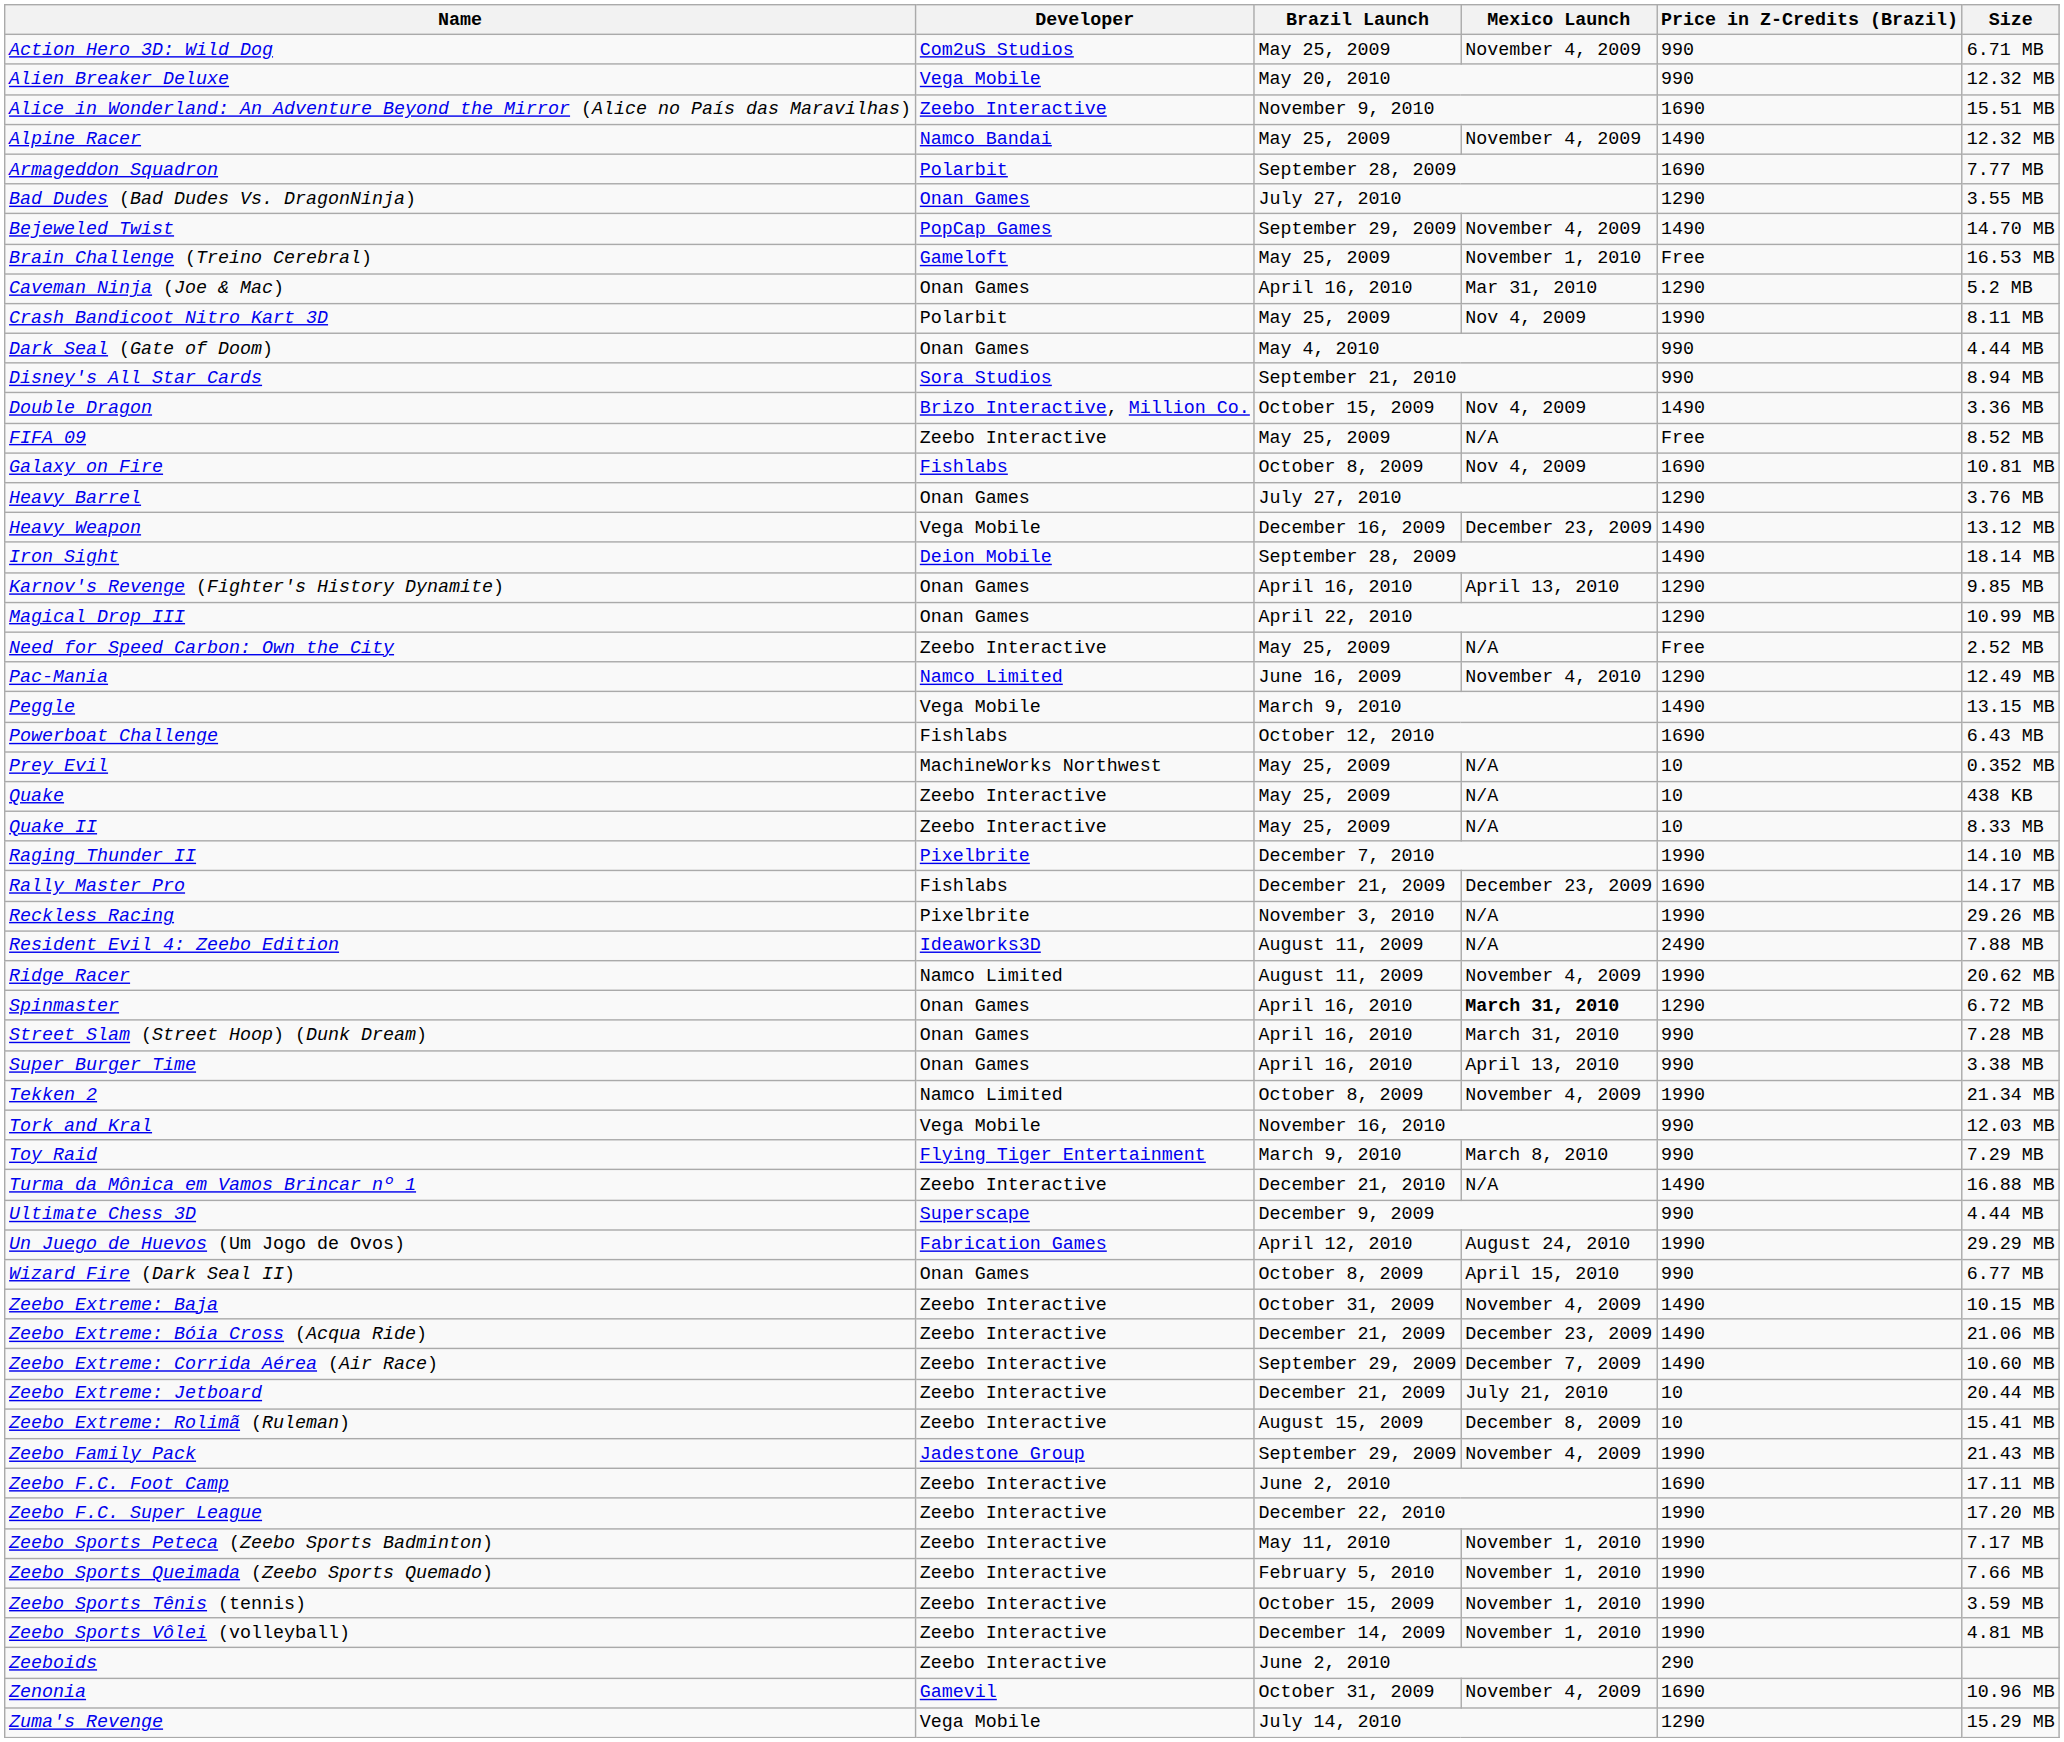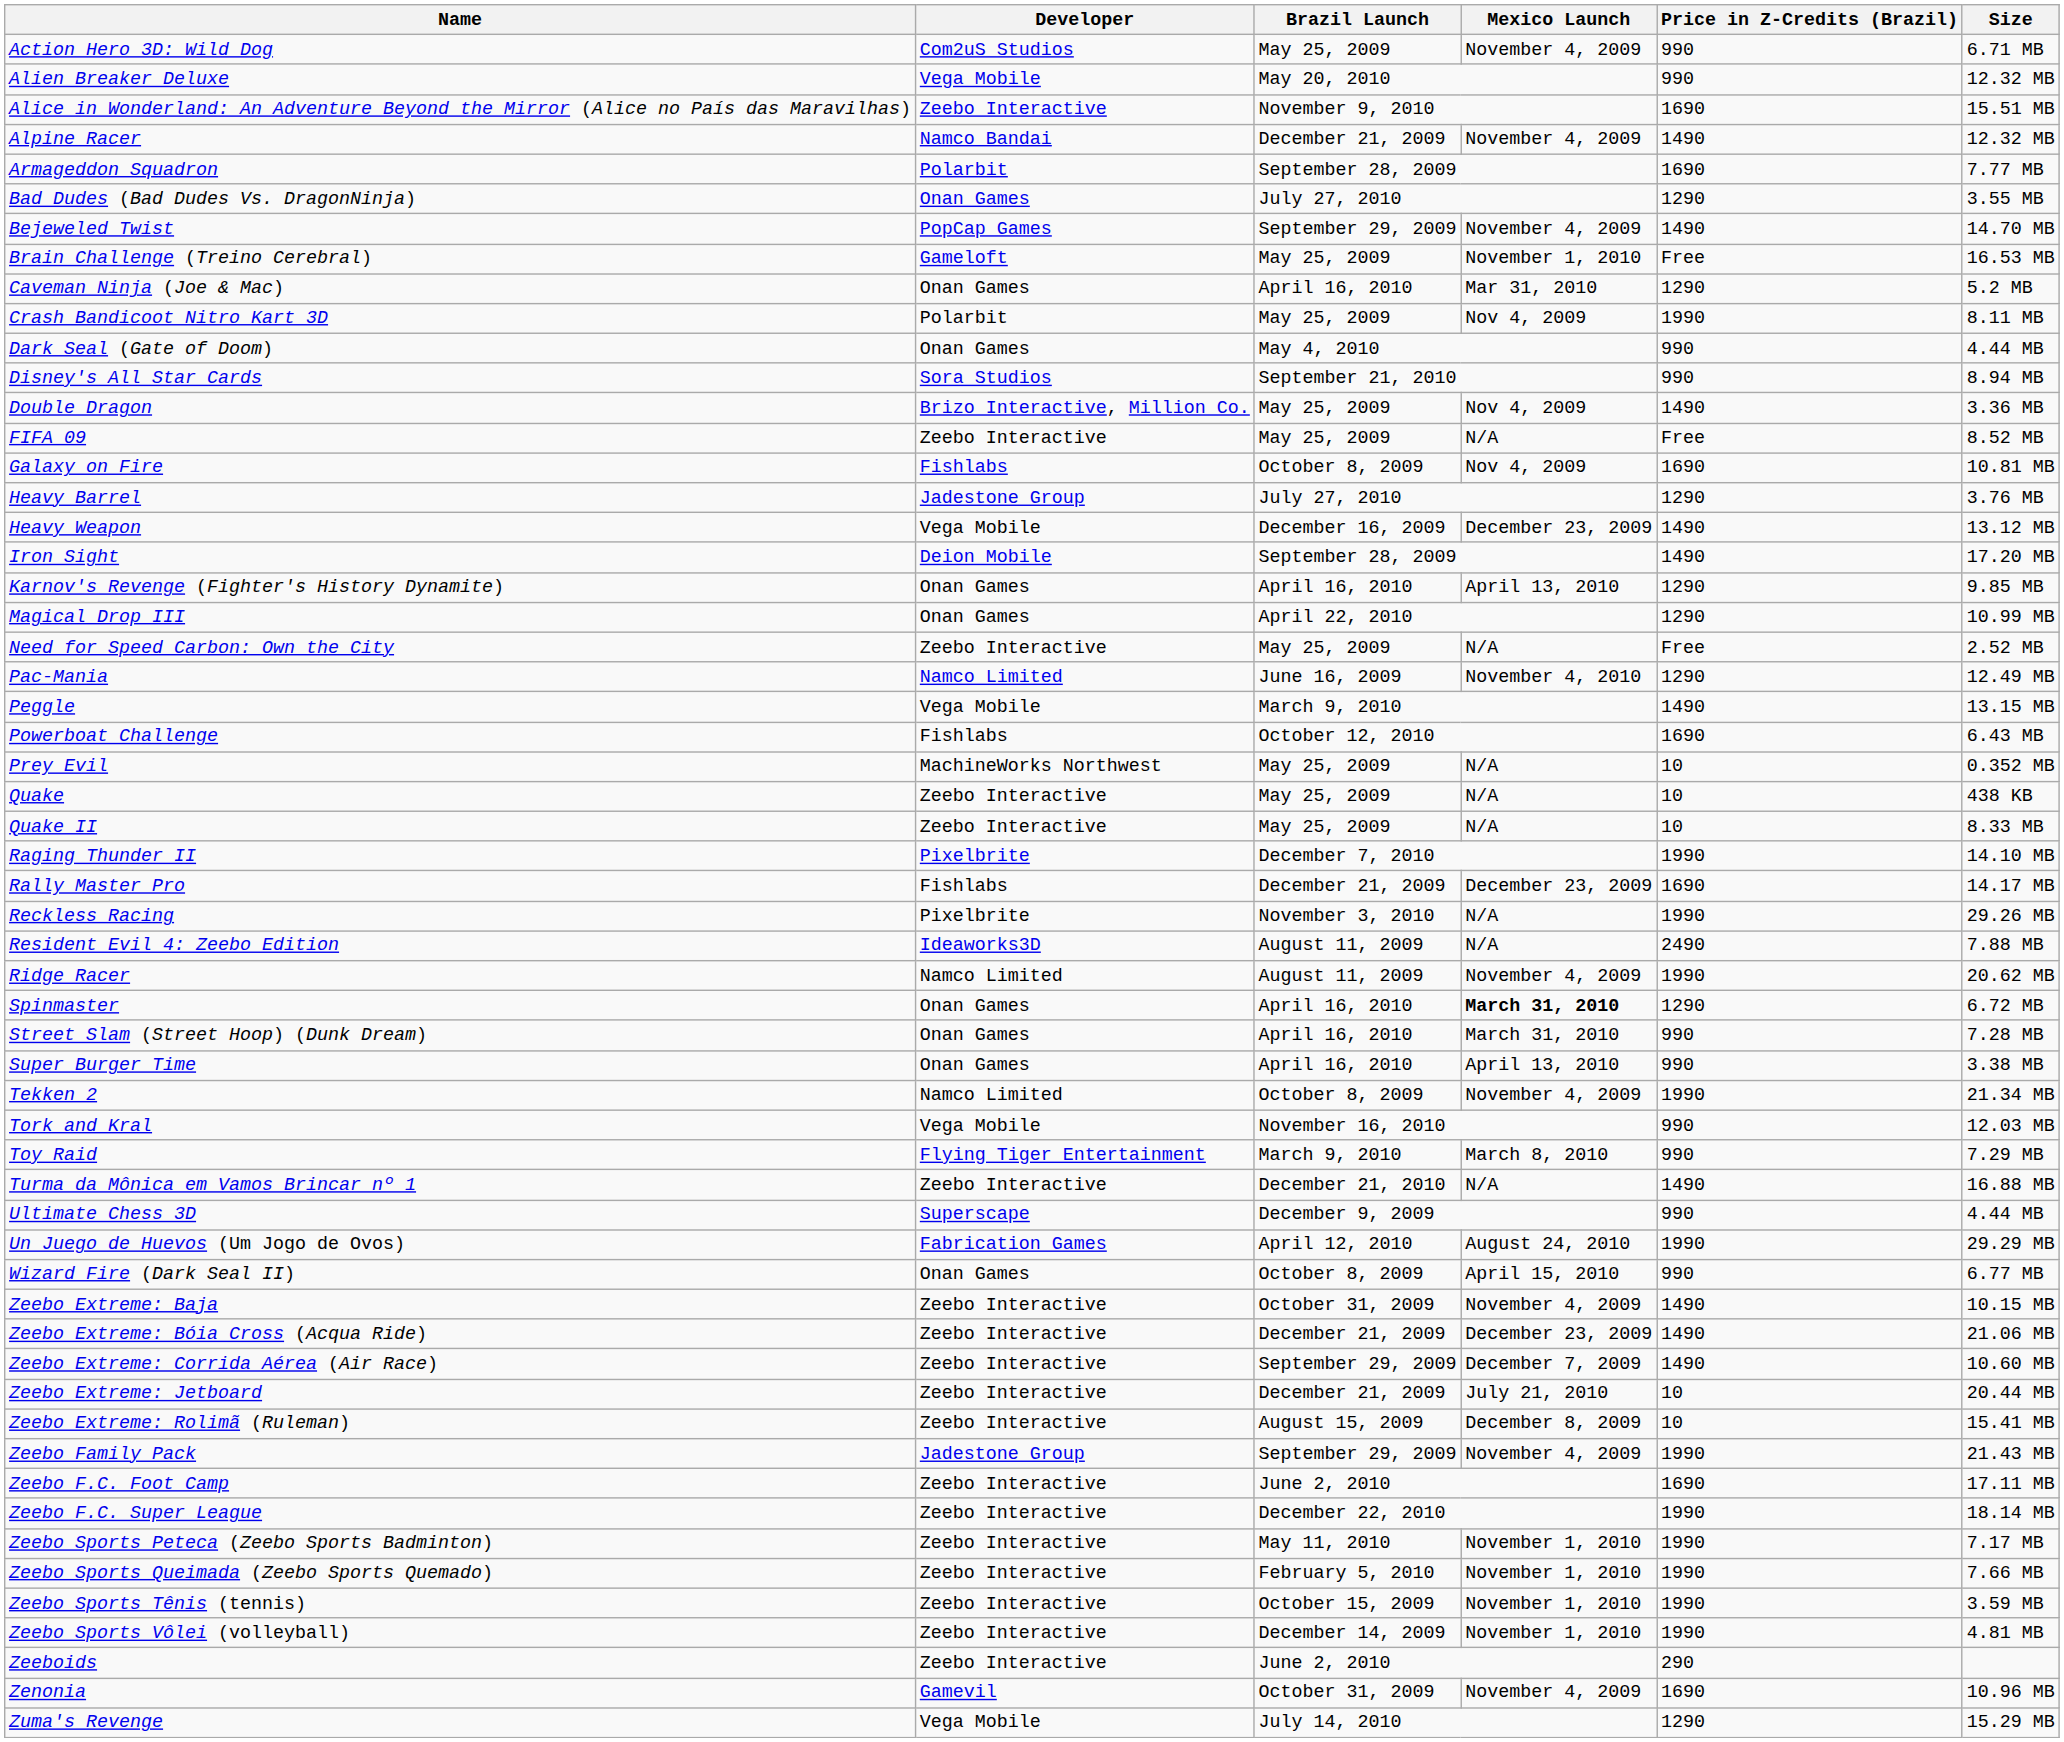(1325, 139) May 25, 2009 -> (1352, 139) December 21, 2009
(1347, 408) October 15, 2009 -> (1325, 408) May 25, 2009
(975, 498) Onan Games -> (1002, 498) Jadestone Group
(2011, 557) 18.14 MB -> (2011, 557) 17.20 MB
(2011, 1513) 17.20 MB -> (2011, 1513) 18.14 MB
